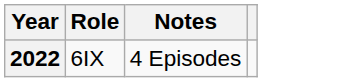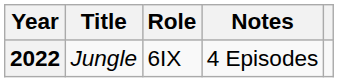+ column: (104, 22)
